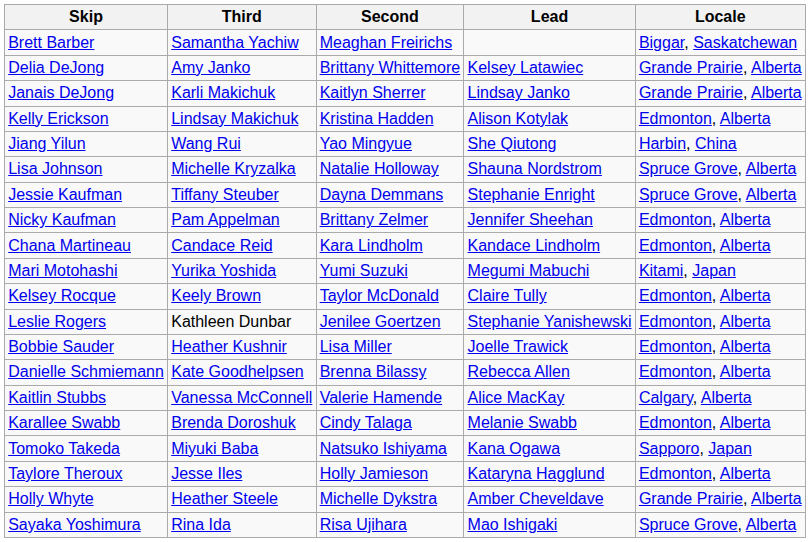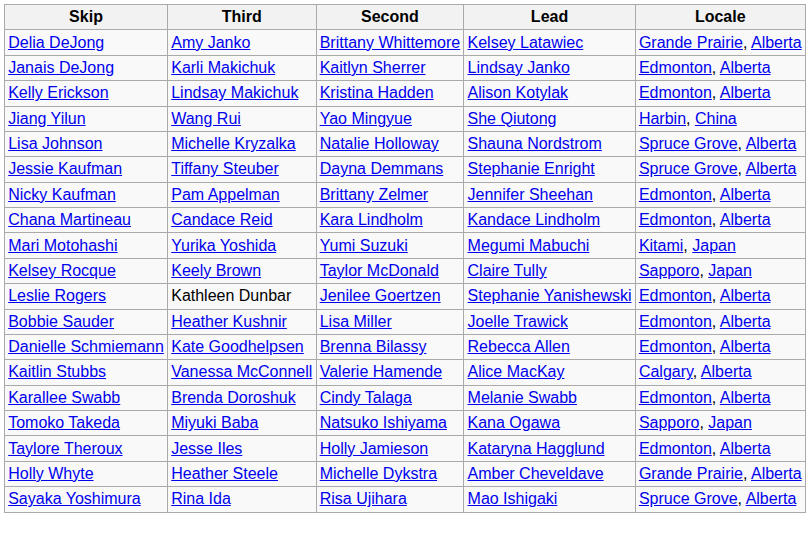- row: (51, 42)
(720, 93) Grande Prairie, Alberta -> (705, 67) Edmonton, Alberta
(705, 296) Edmonton, Alberta -> (695, 270) Sapporo, Japan
